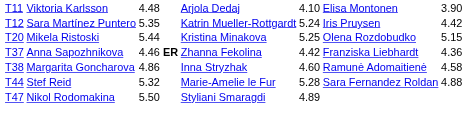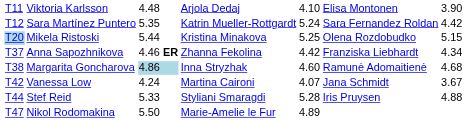(352, 23) Iris Pruysen -> (381, 23) Sara Fernandez Roldan
(14, 38) no background -> (14, 38) lightblue background
(452, 53) 4.36 -> (452, 53) 4.34
(149, 68) no background -> (149, 68) lightblue background
(452, 68) 4.58 -> (452, 68) 4.68
+ row: (59, 83)
(149, 83) 5.32 -> (149, 98) 5.33
(228, 83) Marie-Amelie le Fur -> (223, 98) Styliani Smaragdi
(381, 83) Sara Fernandez Roldan -> (352, 98) Iris Pruysen
(223, 98) Styliani Smaragdi -> (228, 113) Marie-Amelie le Fur
